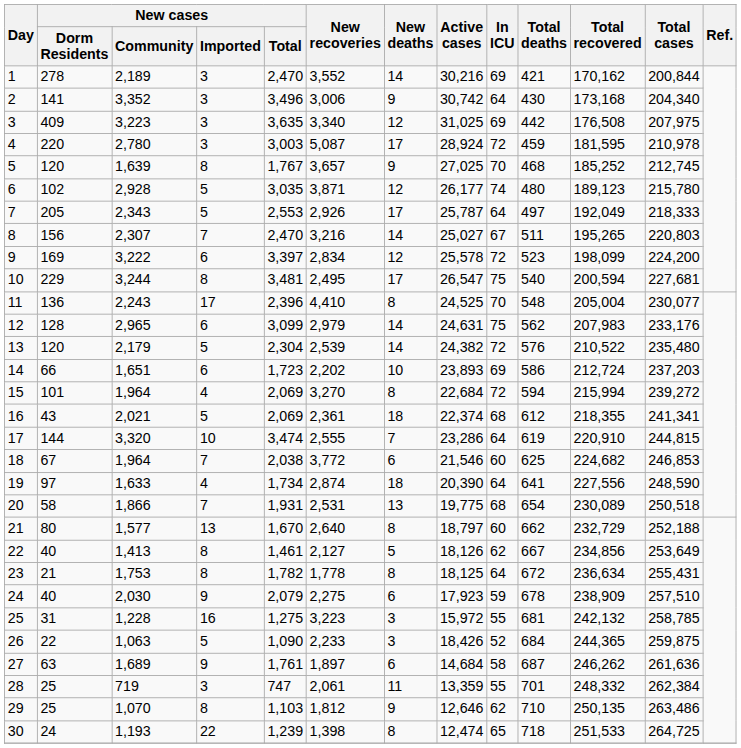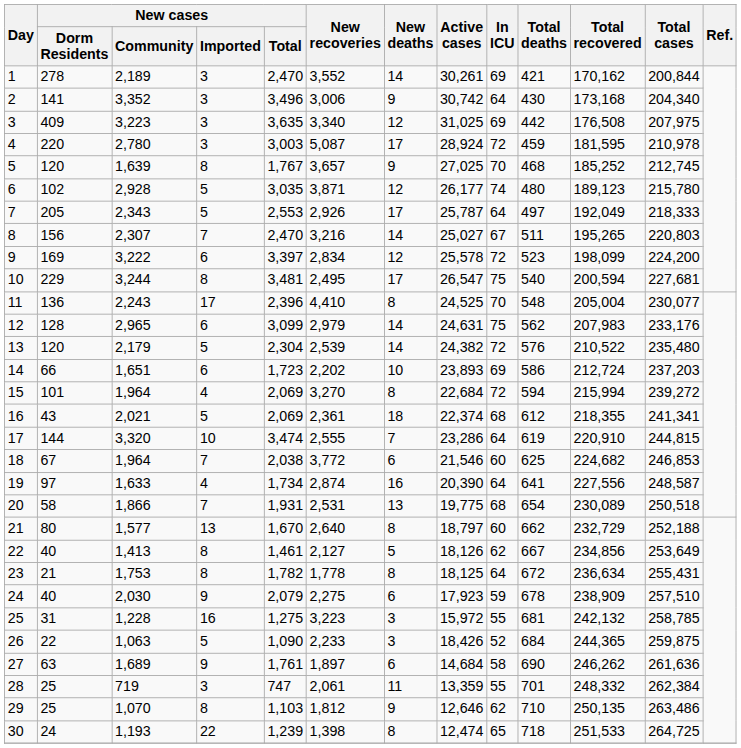(462, 76) 30,216 -> (462, 76) 30,261
(395, 483) 18 -> (395, 483) 16
(674, 483) 248,590 -> (674, 483) 248,587
(533, 664) 687 -> (533, 664) 690
